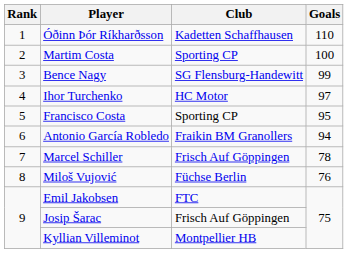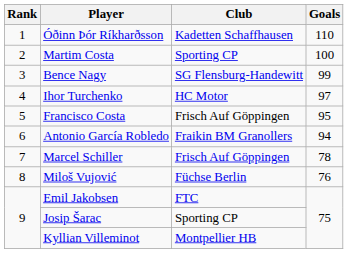(206, 116) Sporting CP -> (232, 116) Frisch Auf Göppingen
(232, 217) Frisch Auf Göppingen -> (206, 217) Sporting CP
